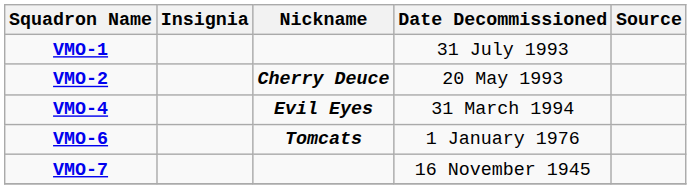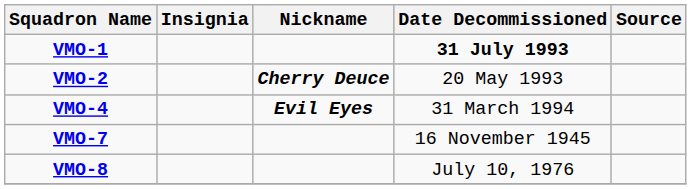(503, 50) normal -> (503, 50) bold
- row: (81, 139)
+ row: (81, 169)
